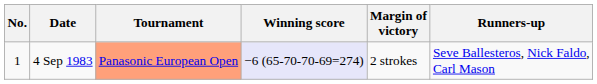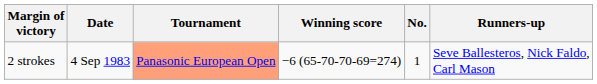columns swapped: (17, 23) <-> (398, 23)
(304, 60) lavender background -> (341, 60) no background
